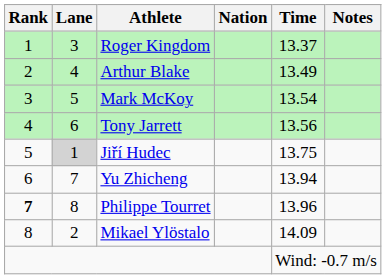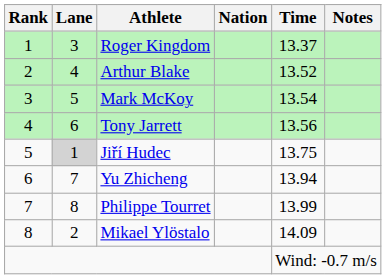(298, 71) 13.49 -> (298, 71) 13.52
(28, 206) bold -> (28, 206) normal
(298, 206) 13.96 -> (298, 206) 13.99
